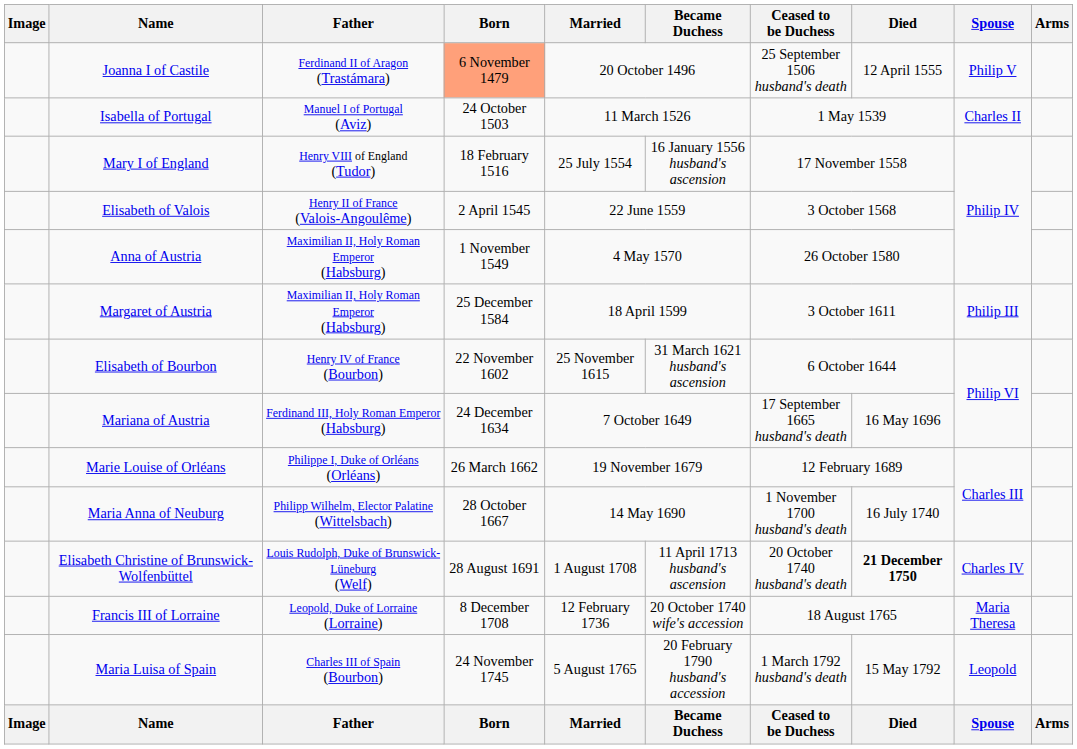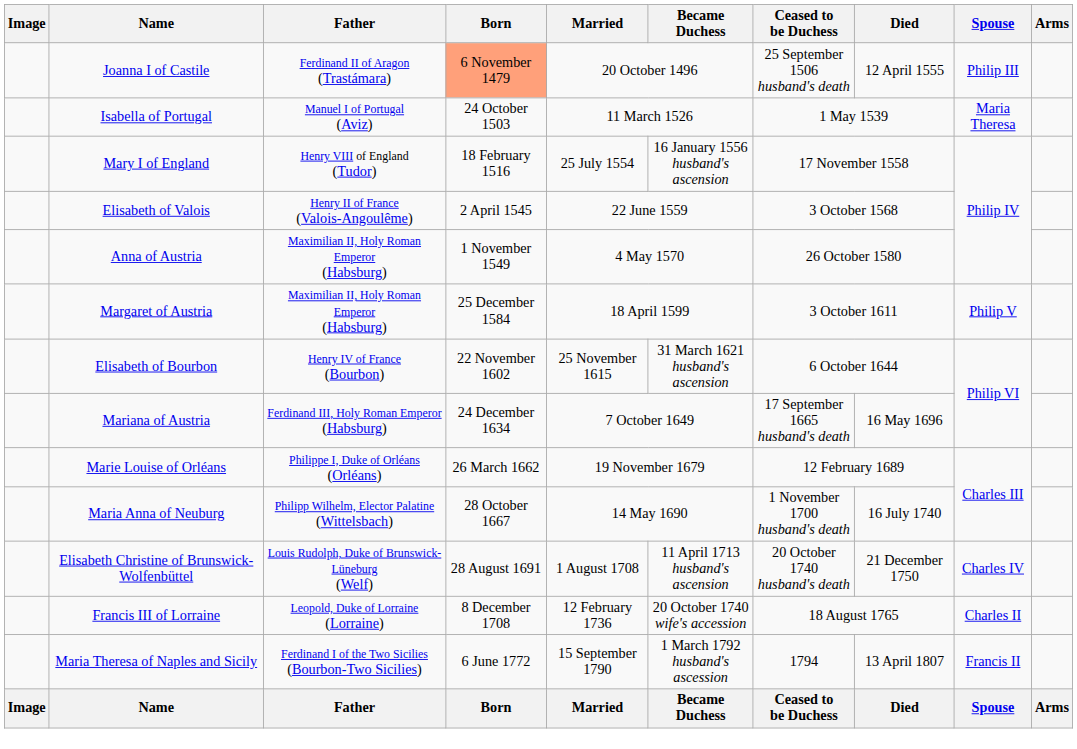(993, 70) Philip V -> (993, 70) Philip III
(993, 117) Charles II -> (993, 117) Maria Theresa
(993, 311) Philip III -> (993, 311) Philip V
(903, 568) bold -> (905, 568) normal
(993, 615) Maria Theresa -> (993, 615) Charles II
- row: (156, 669)
+ row: (156, 661)
